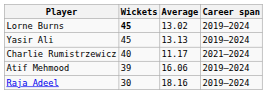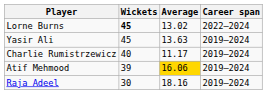(226, 26) 2019–2024 -> (226, 26) 2022–2024
(175, 40) 13.13 -> (175, 40) 13.63
(226, 54) 2021–2024 -> (226, 54) 2019–2024
(175, 68) no background -> (175, 68) gold background
